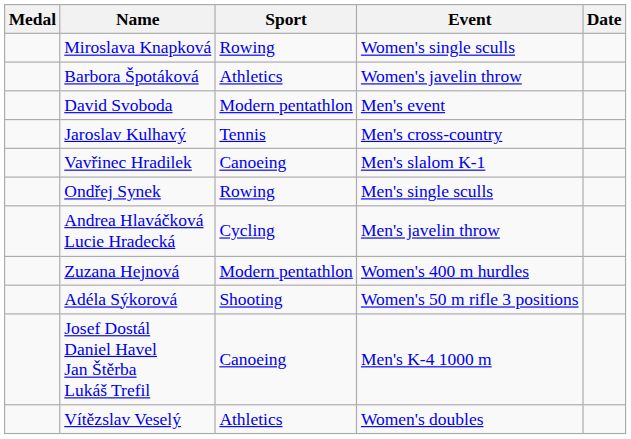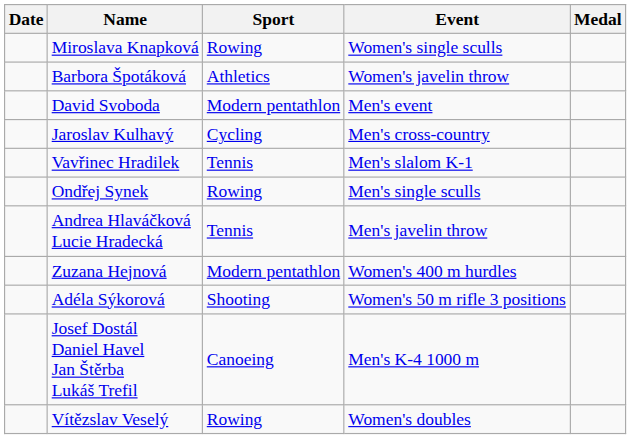columns swapped: (32, 19) <-> (604, 19)
(243, 134) Tennis -> (234, 134) Cycling
(253, 163) Canoeing -> (230, 163) Tennis
(247, 231) Cycling -> (230, 231) Tennis
(251, 418) Athletics -> (234, 418) Rowing
